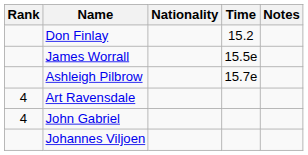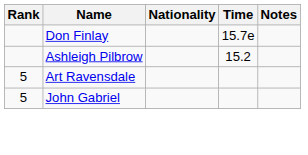(241, 35) 15.2 -> (238, 35) 15.7e
- row: (87, 56)
(241, 77) 15.7e -> (238, 56) 15.2
(23, 98) 4 -> (23, 77) 5
(23, 118) 4 -> (23, 98) 5
- row: (95, 139)
